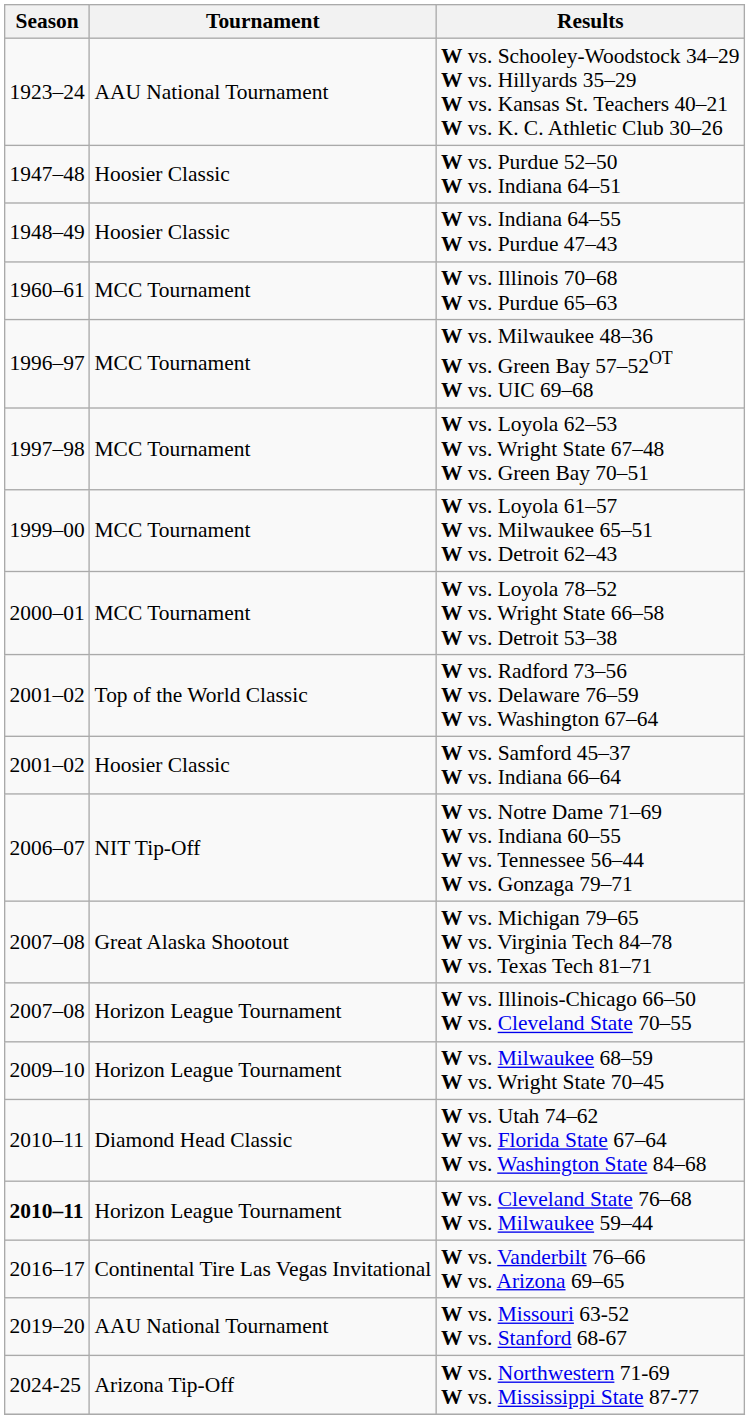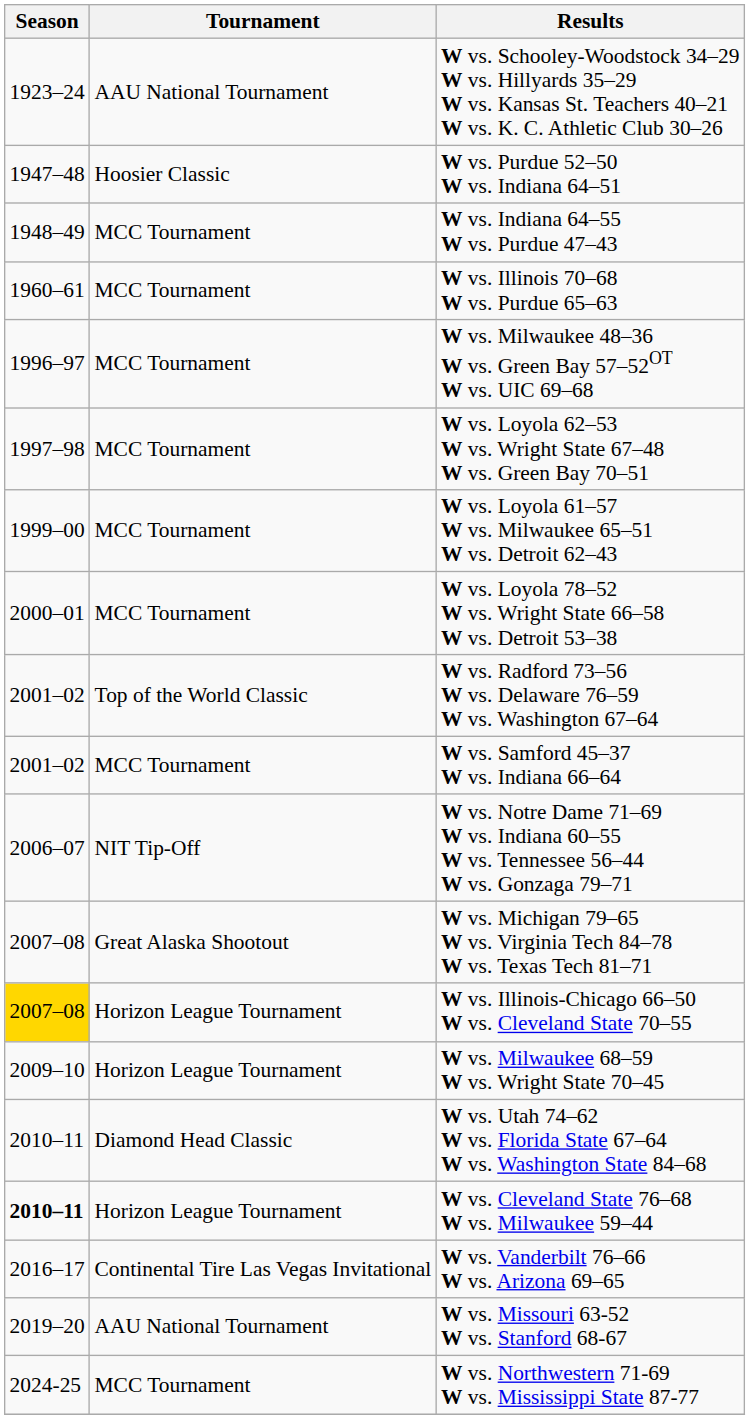(162, 232) Hoosier Classic -> (172, 232) MCC Tournament
(162, 765) Hoosier Classic -> (172, 765) MCC Tournament
(47, 1012) no background -> (47, 1012) gold background
(164, 1384) Arizona Tip-Off -> (172, 1384) MCC Tournament
